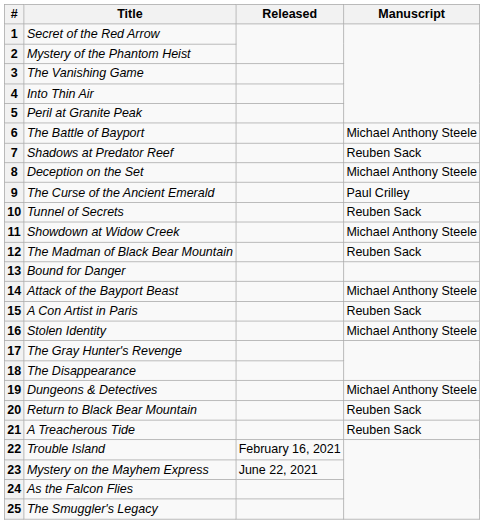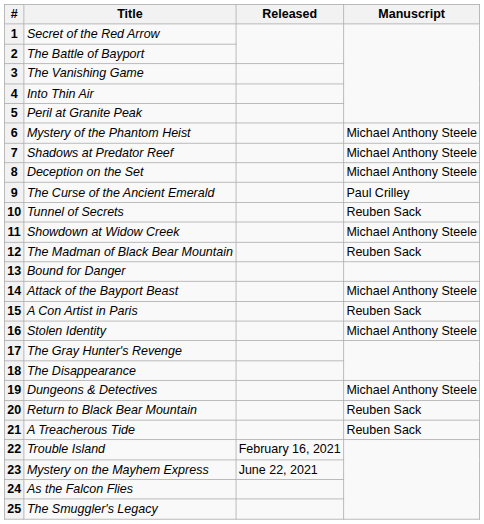(109, 53) Mystery of the Phantom Heist -> (86, 53) The Battle of Bayport
(86, 133) The Battle of Bayport -> (109, 133) Mystery of the Phantom Heist
(384, 152) Reuben Sack -> (412, 152) Michael Anthony Steele
